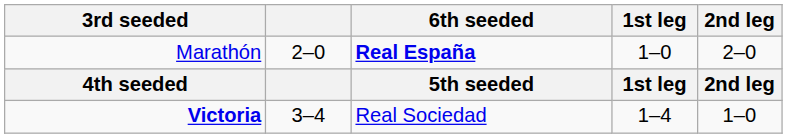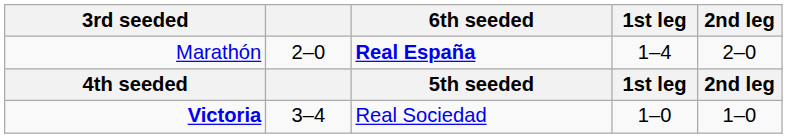(655, 52) 1–0 -> (655, 52) 1–4
(655, 116) 1–4 -> (655, 116) 1–0
